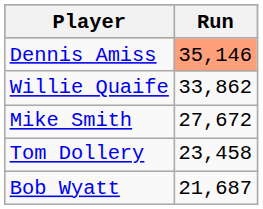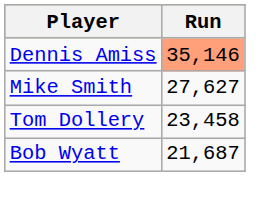- row: (89, 88)
(215, 121) 27,672 -> (203, 88) 27,627
